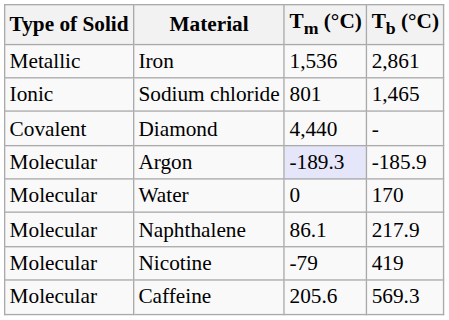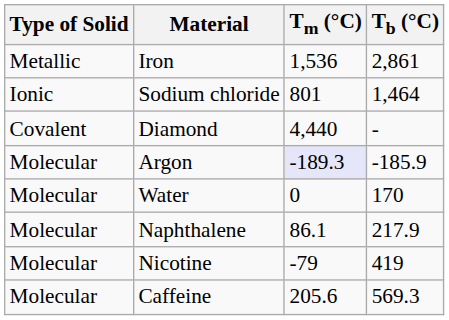(396, 94) 1,465 -> (396, 94) 1,464
